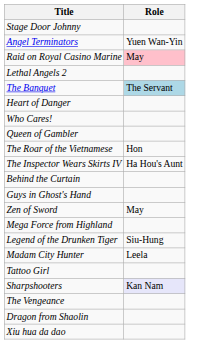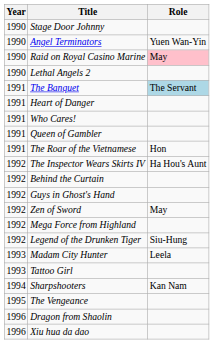+ column: (16, 12)
(145, 286) lavender background -> (168, 286) no background
